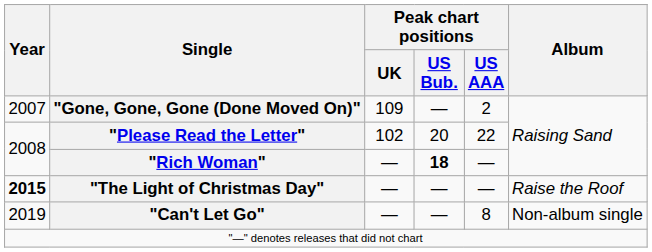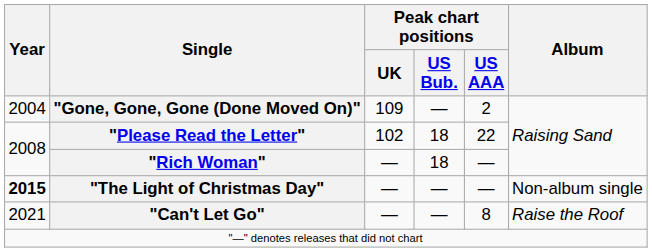(27, 108) 2007 -> (27, 108) 2004
(439, 135) 20 -> (439, 135) 18
(439, 162) bold -> (439, 162) normal
(568, 188) Raise the Roof -> (577, 188) Non-album single
(27, 215) 2019 -> (27, 215) 2021
(577, 215) Non-album single -> (568, 215) Raise the Roof
